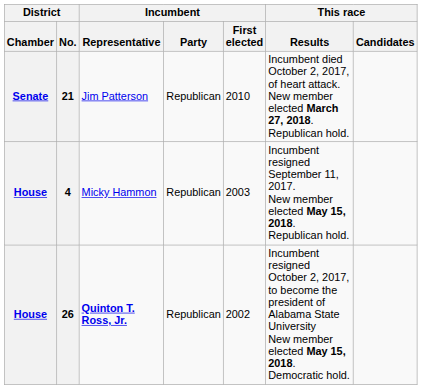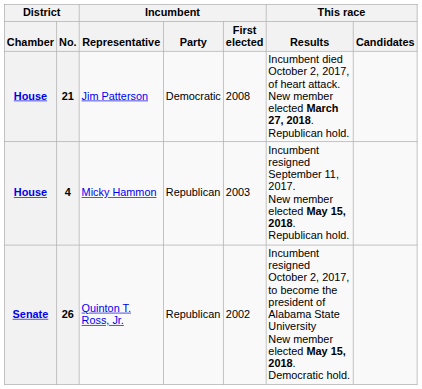(30, 96) Senate -> (30, 96) House
(194, 96) Republican -> (193, 96) Democratic
(238, 96) 2010 -> (238, 96) 2008
(30, 314) House -> (30, 314) Senate
(108, 314) bold -> (106, 314) normal
